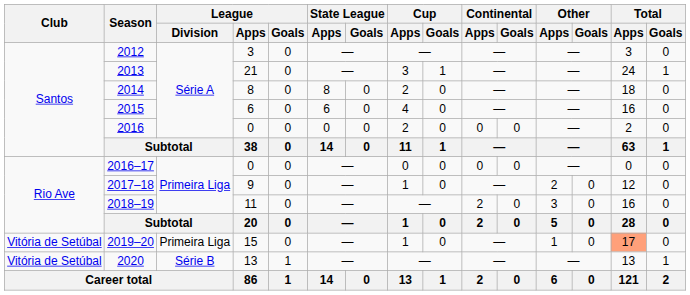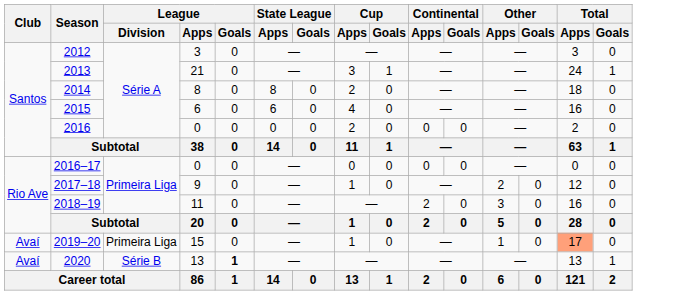(54, 242) Vitória de Setúbal -> (28, 242) Avaí
(54, 261) Vitória de Setúbal -> (28, 261) Avaí
(288, 261) normal -> (235, 261) bold
